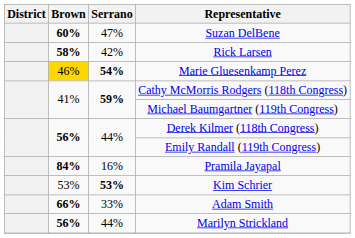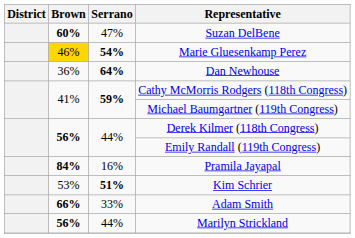- row: (243, 52)
+ row: (243, 71)
(112, 185) 53% -> (112, 185) 51%
